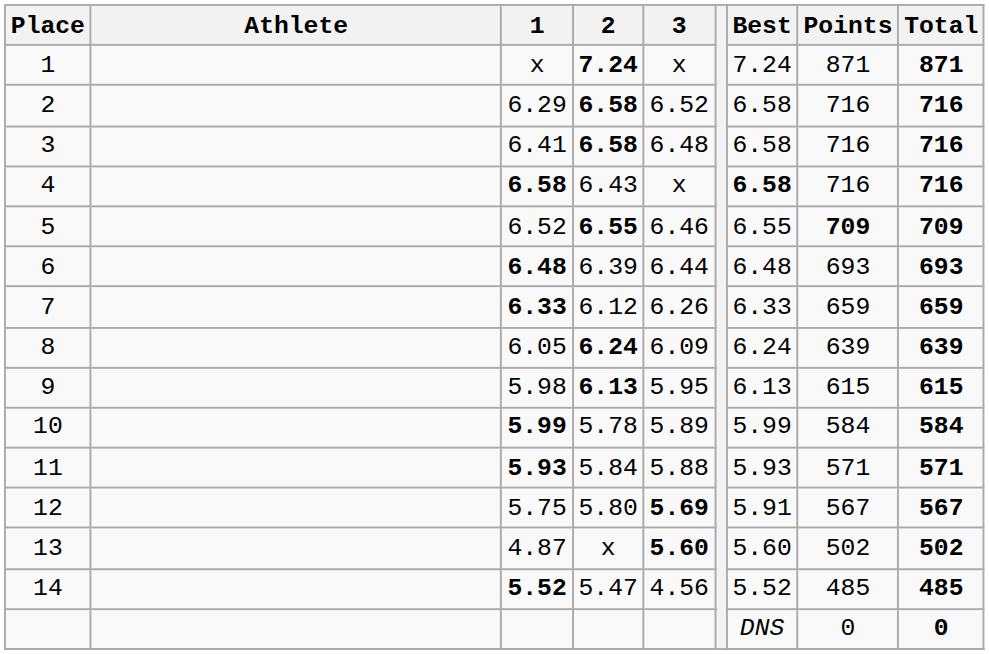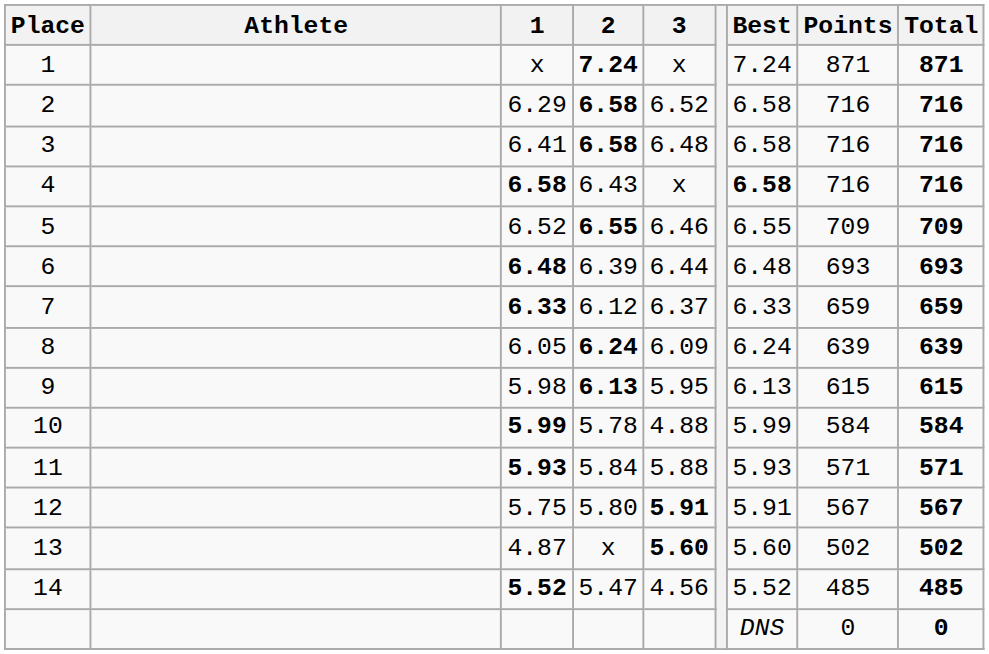(848, 226) bold -> (848, 226) normal
(679, 307) 6.26 -> (679, 307) 6.37
(679, 428) 5.89 -> (679, 428) 4.88
(679, 508) 5.69 -> (679, 508) 5.91
